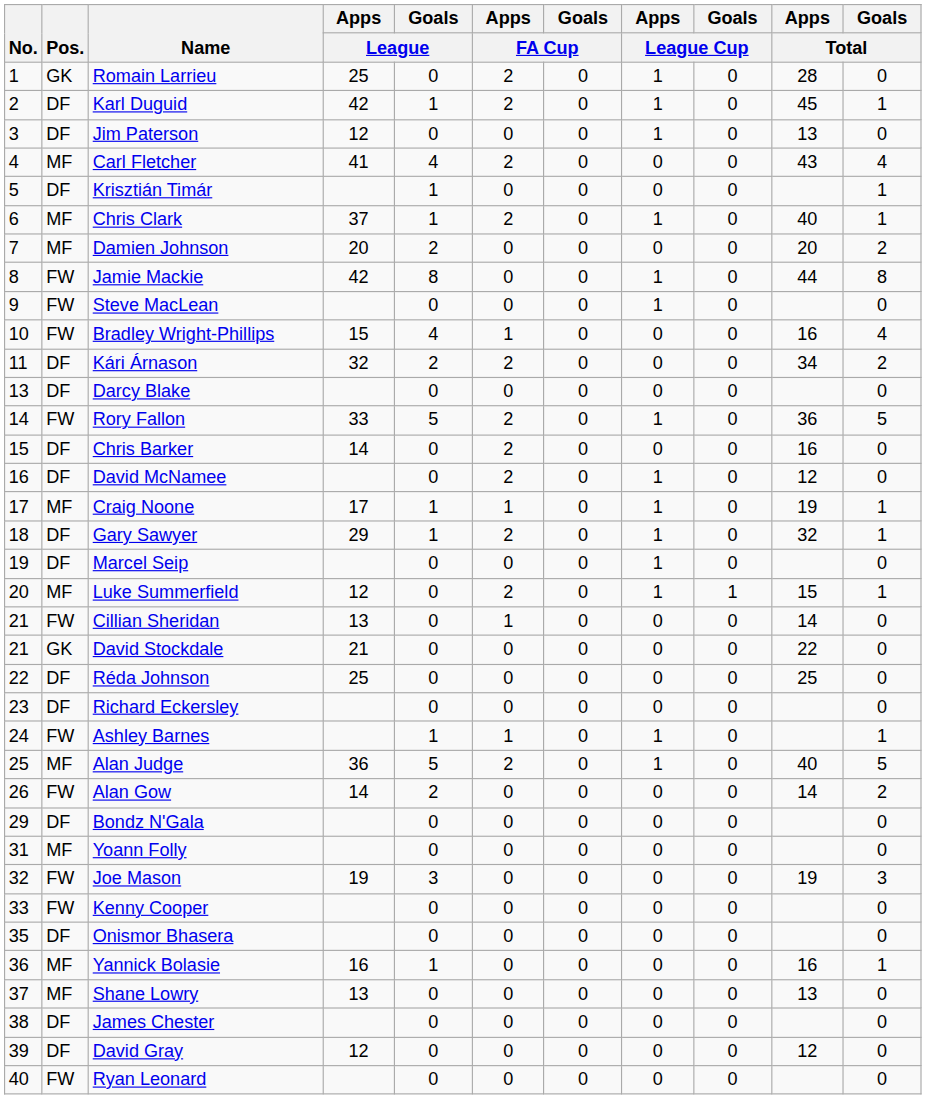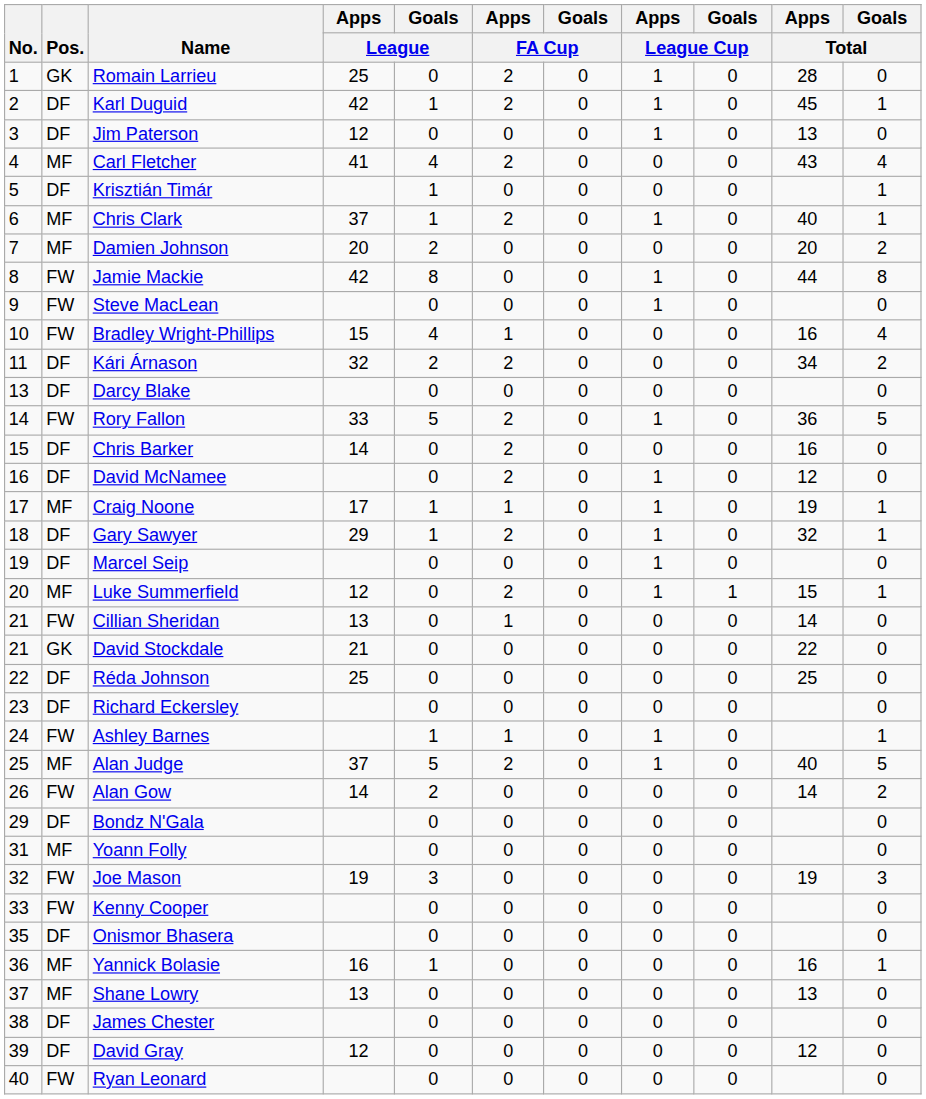(359, 764) 36 -> (359, 764) 37
